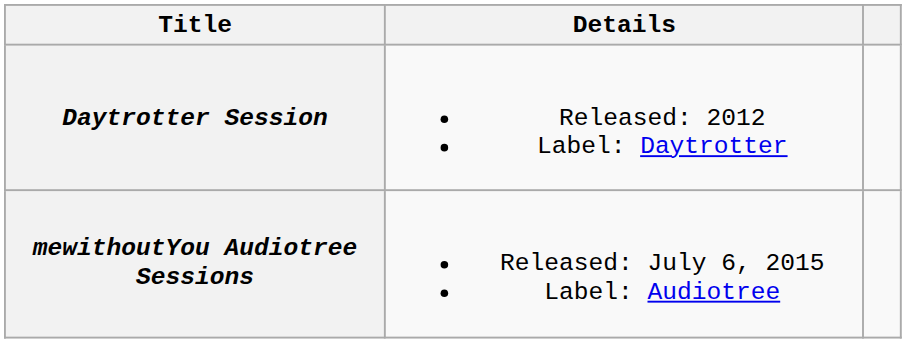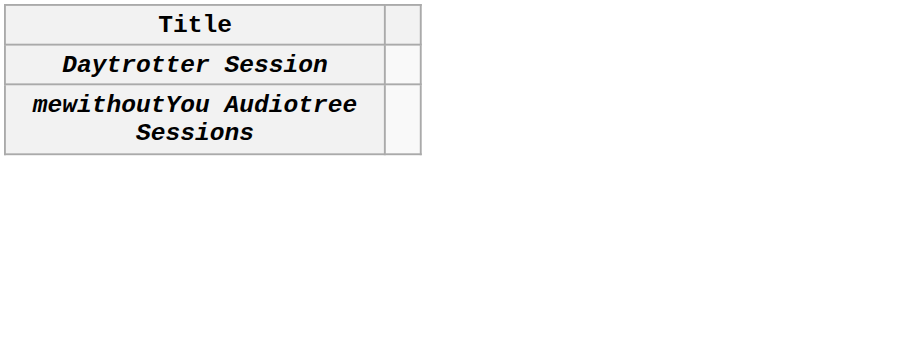- column: (624, 25)
